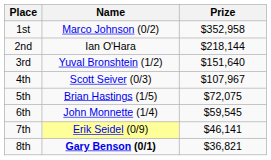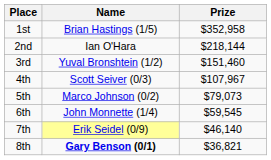(111, 29) Marco Johnson (0/2) -> (111, 29) Brian Hastings (1/5)
(223, 63) $151,640 -> (223, 63) $151,460
(111, 96) Brian Hastings (1/5) -> (111, 96) Marco Johnson (0/2)
(223, 96) $72,075 -> (223, 96) $79,073
(223, 130) $46,141 -> (223, 130) $46,140
